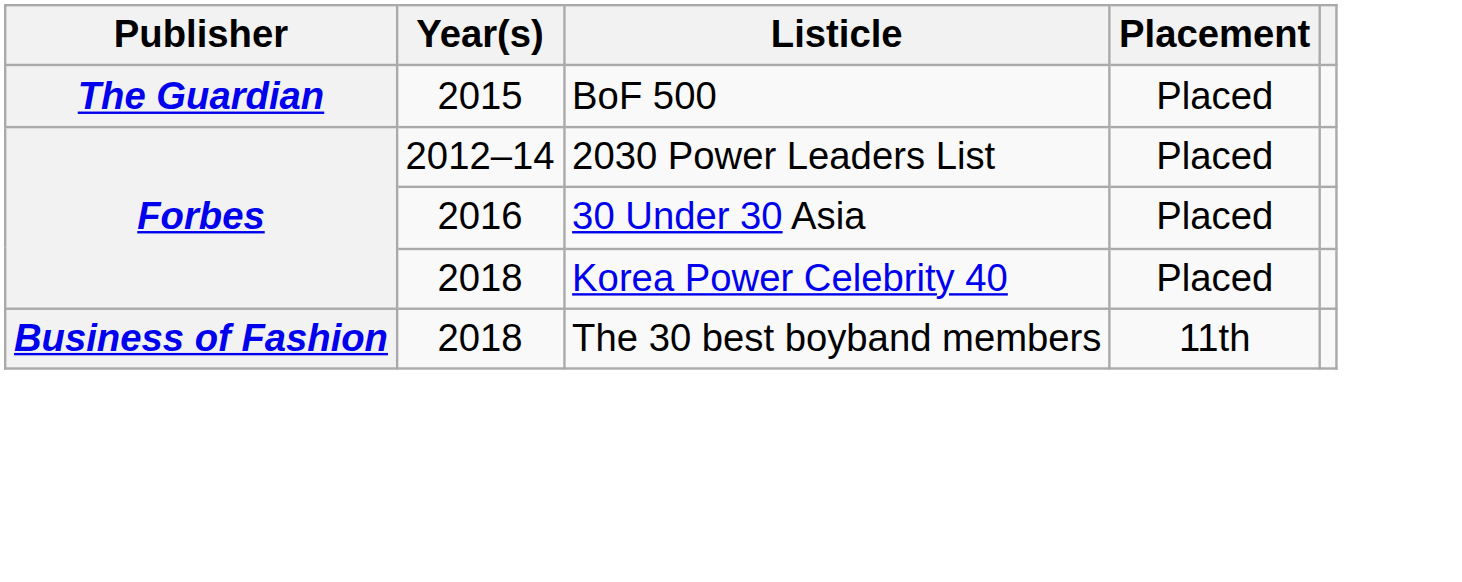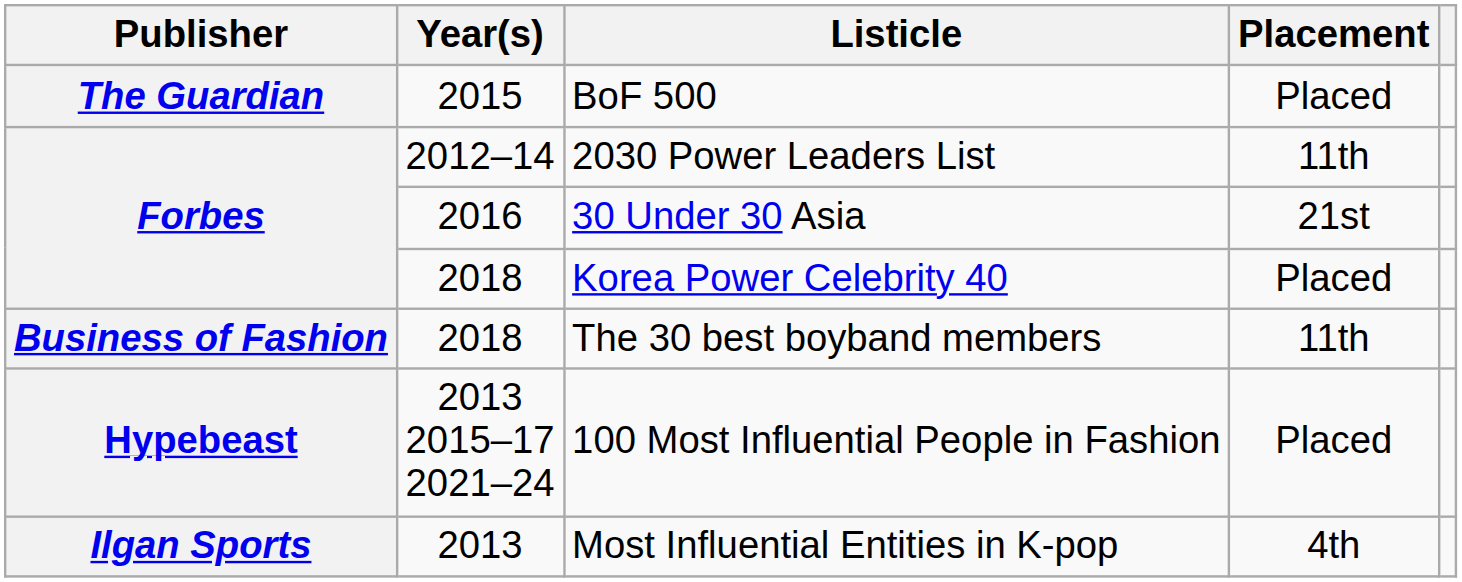(1215, 156) Placed -> (1334, 156) 11th
(1215, 216) Placed -> (1334, 216) 21st
+ row: (896, 441)
+ row: (845, 545)
